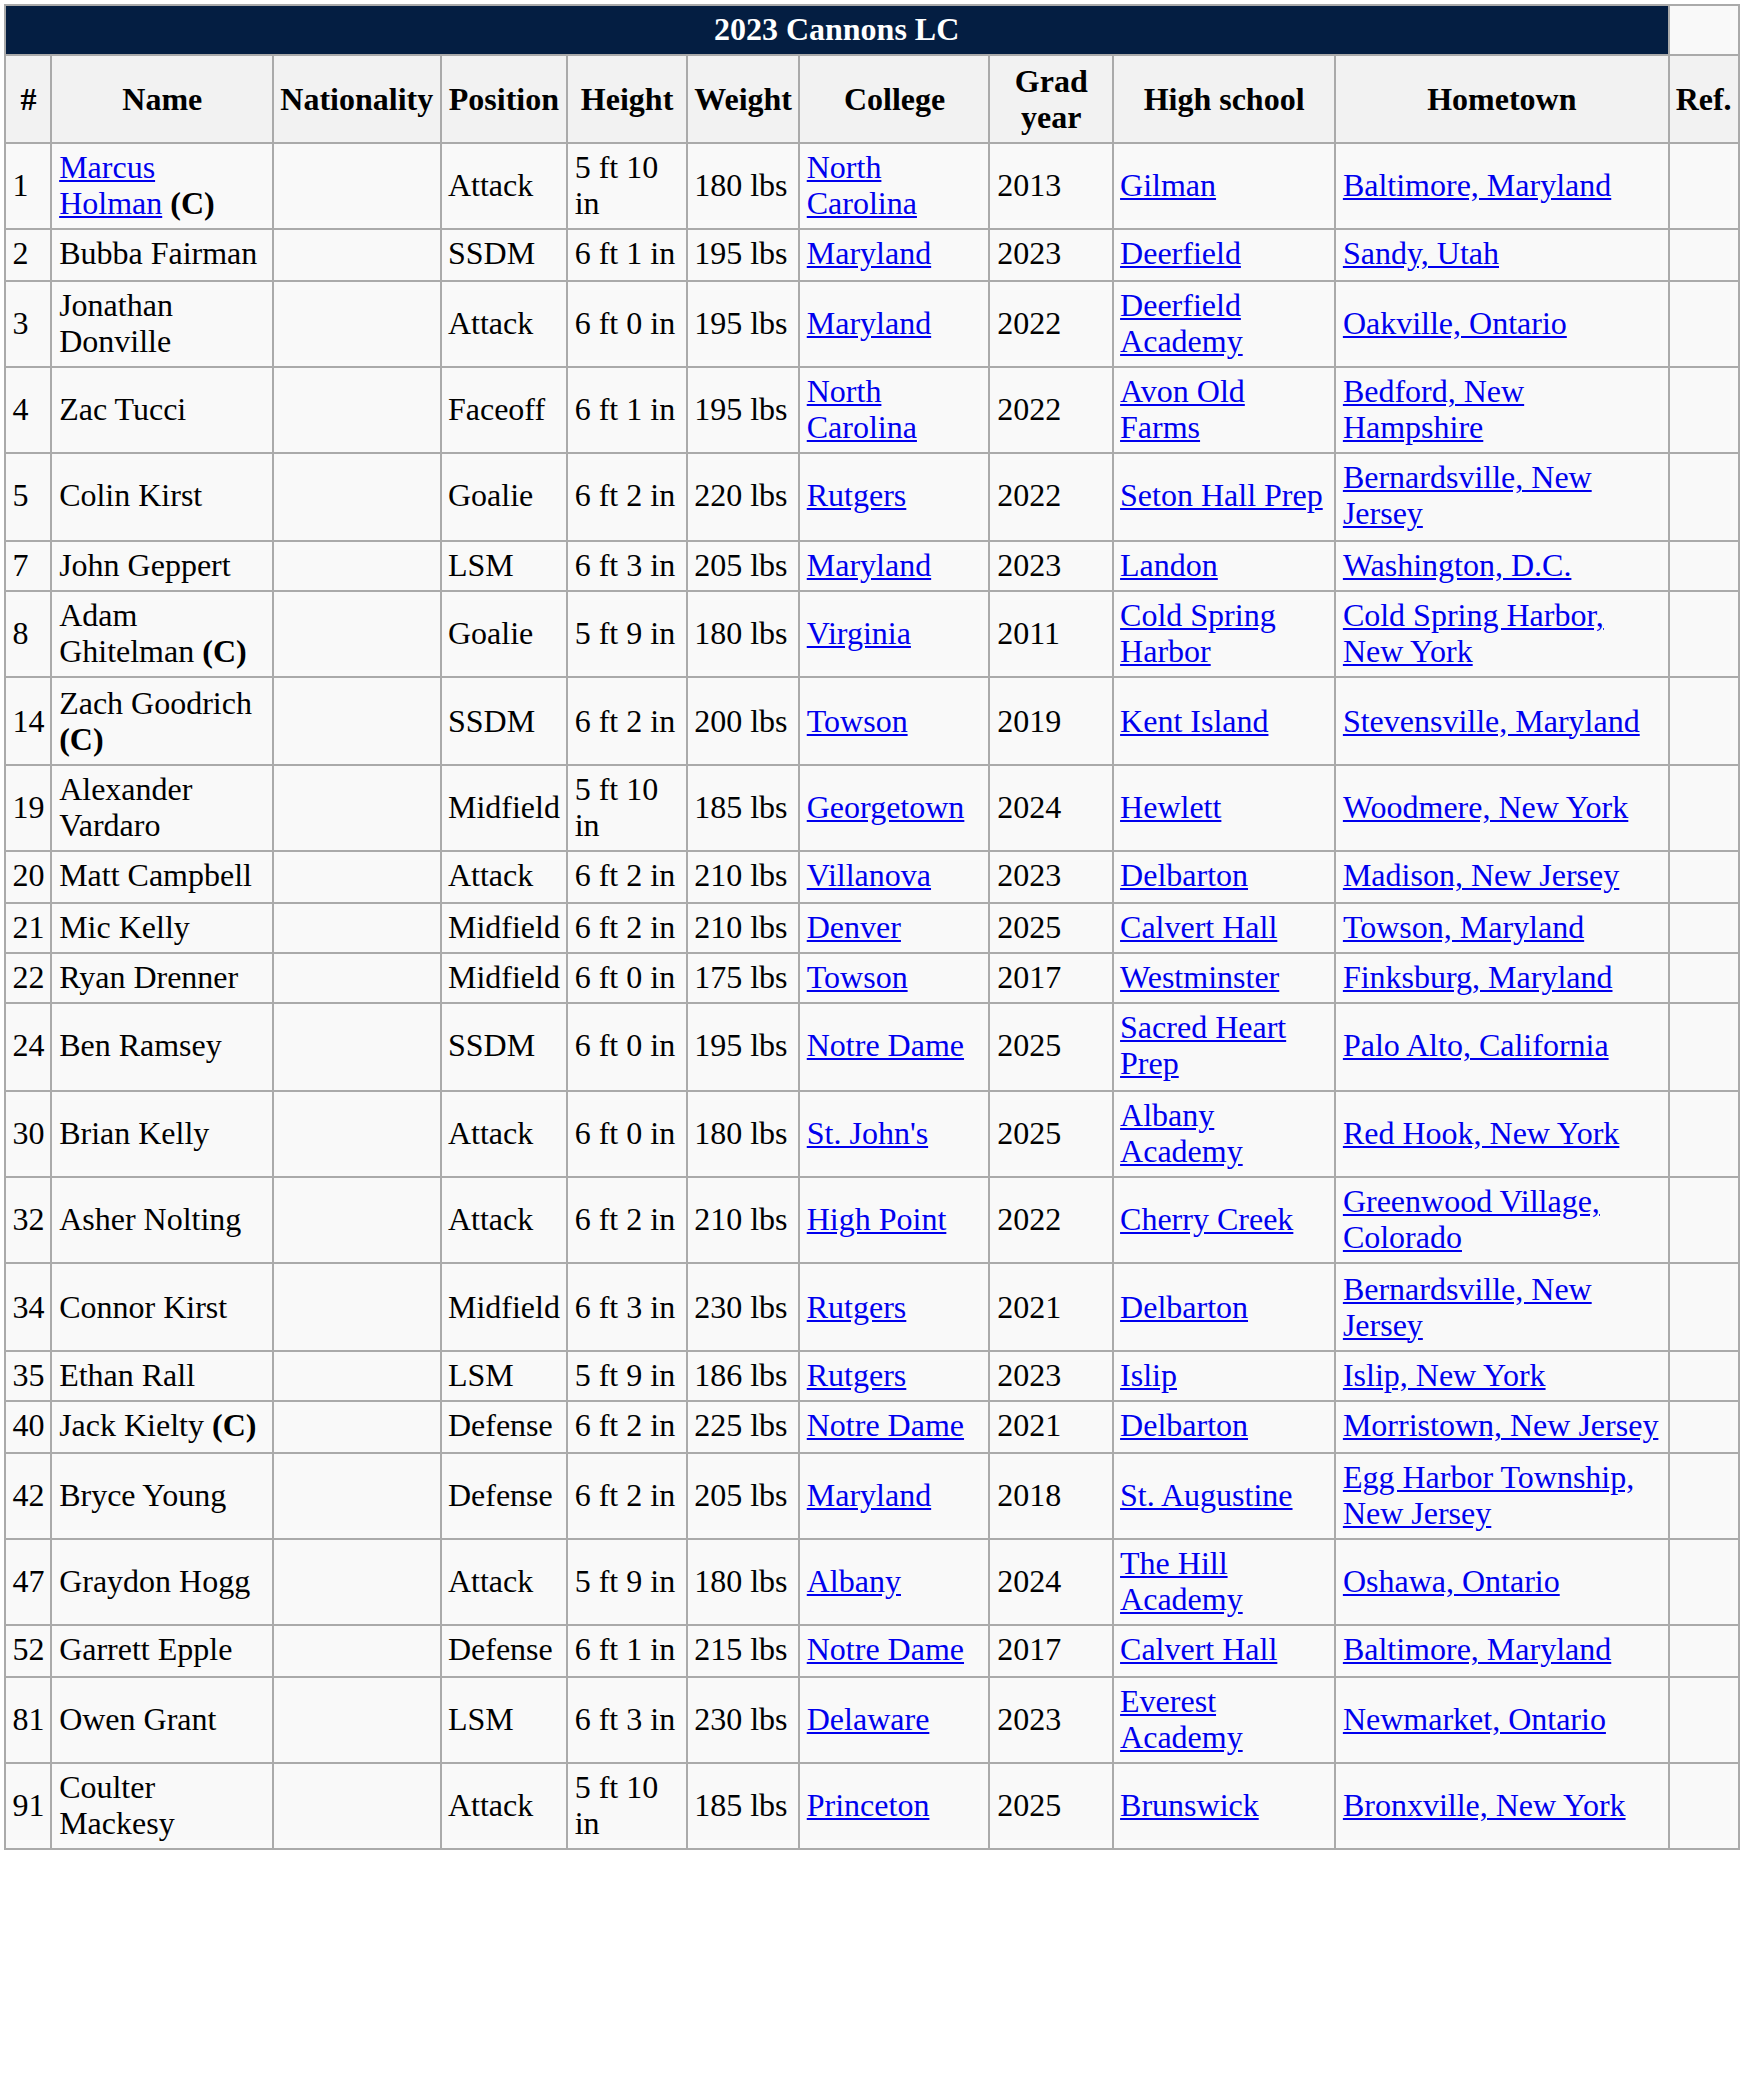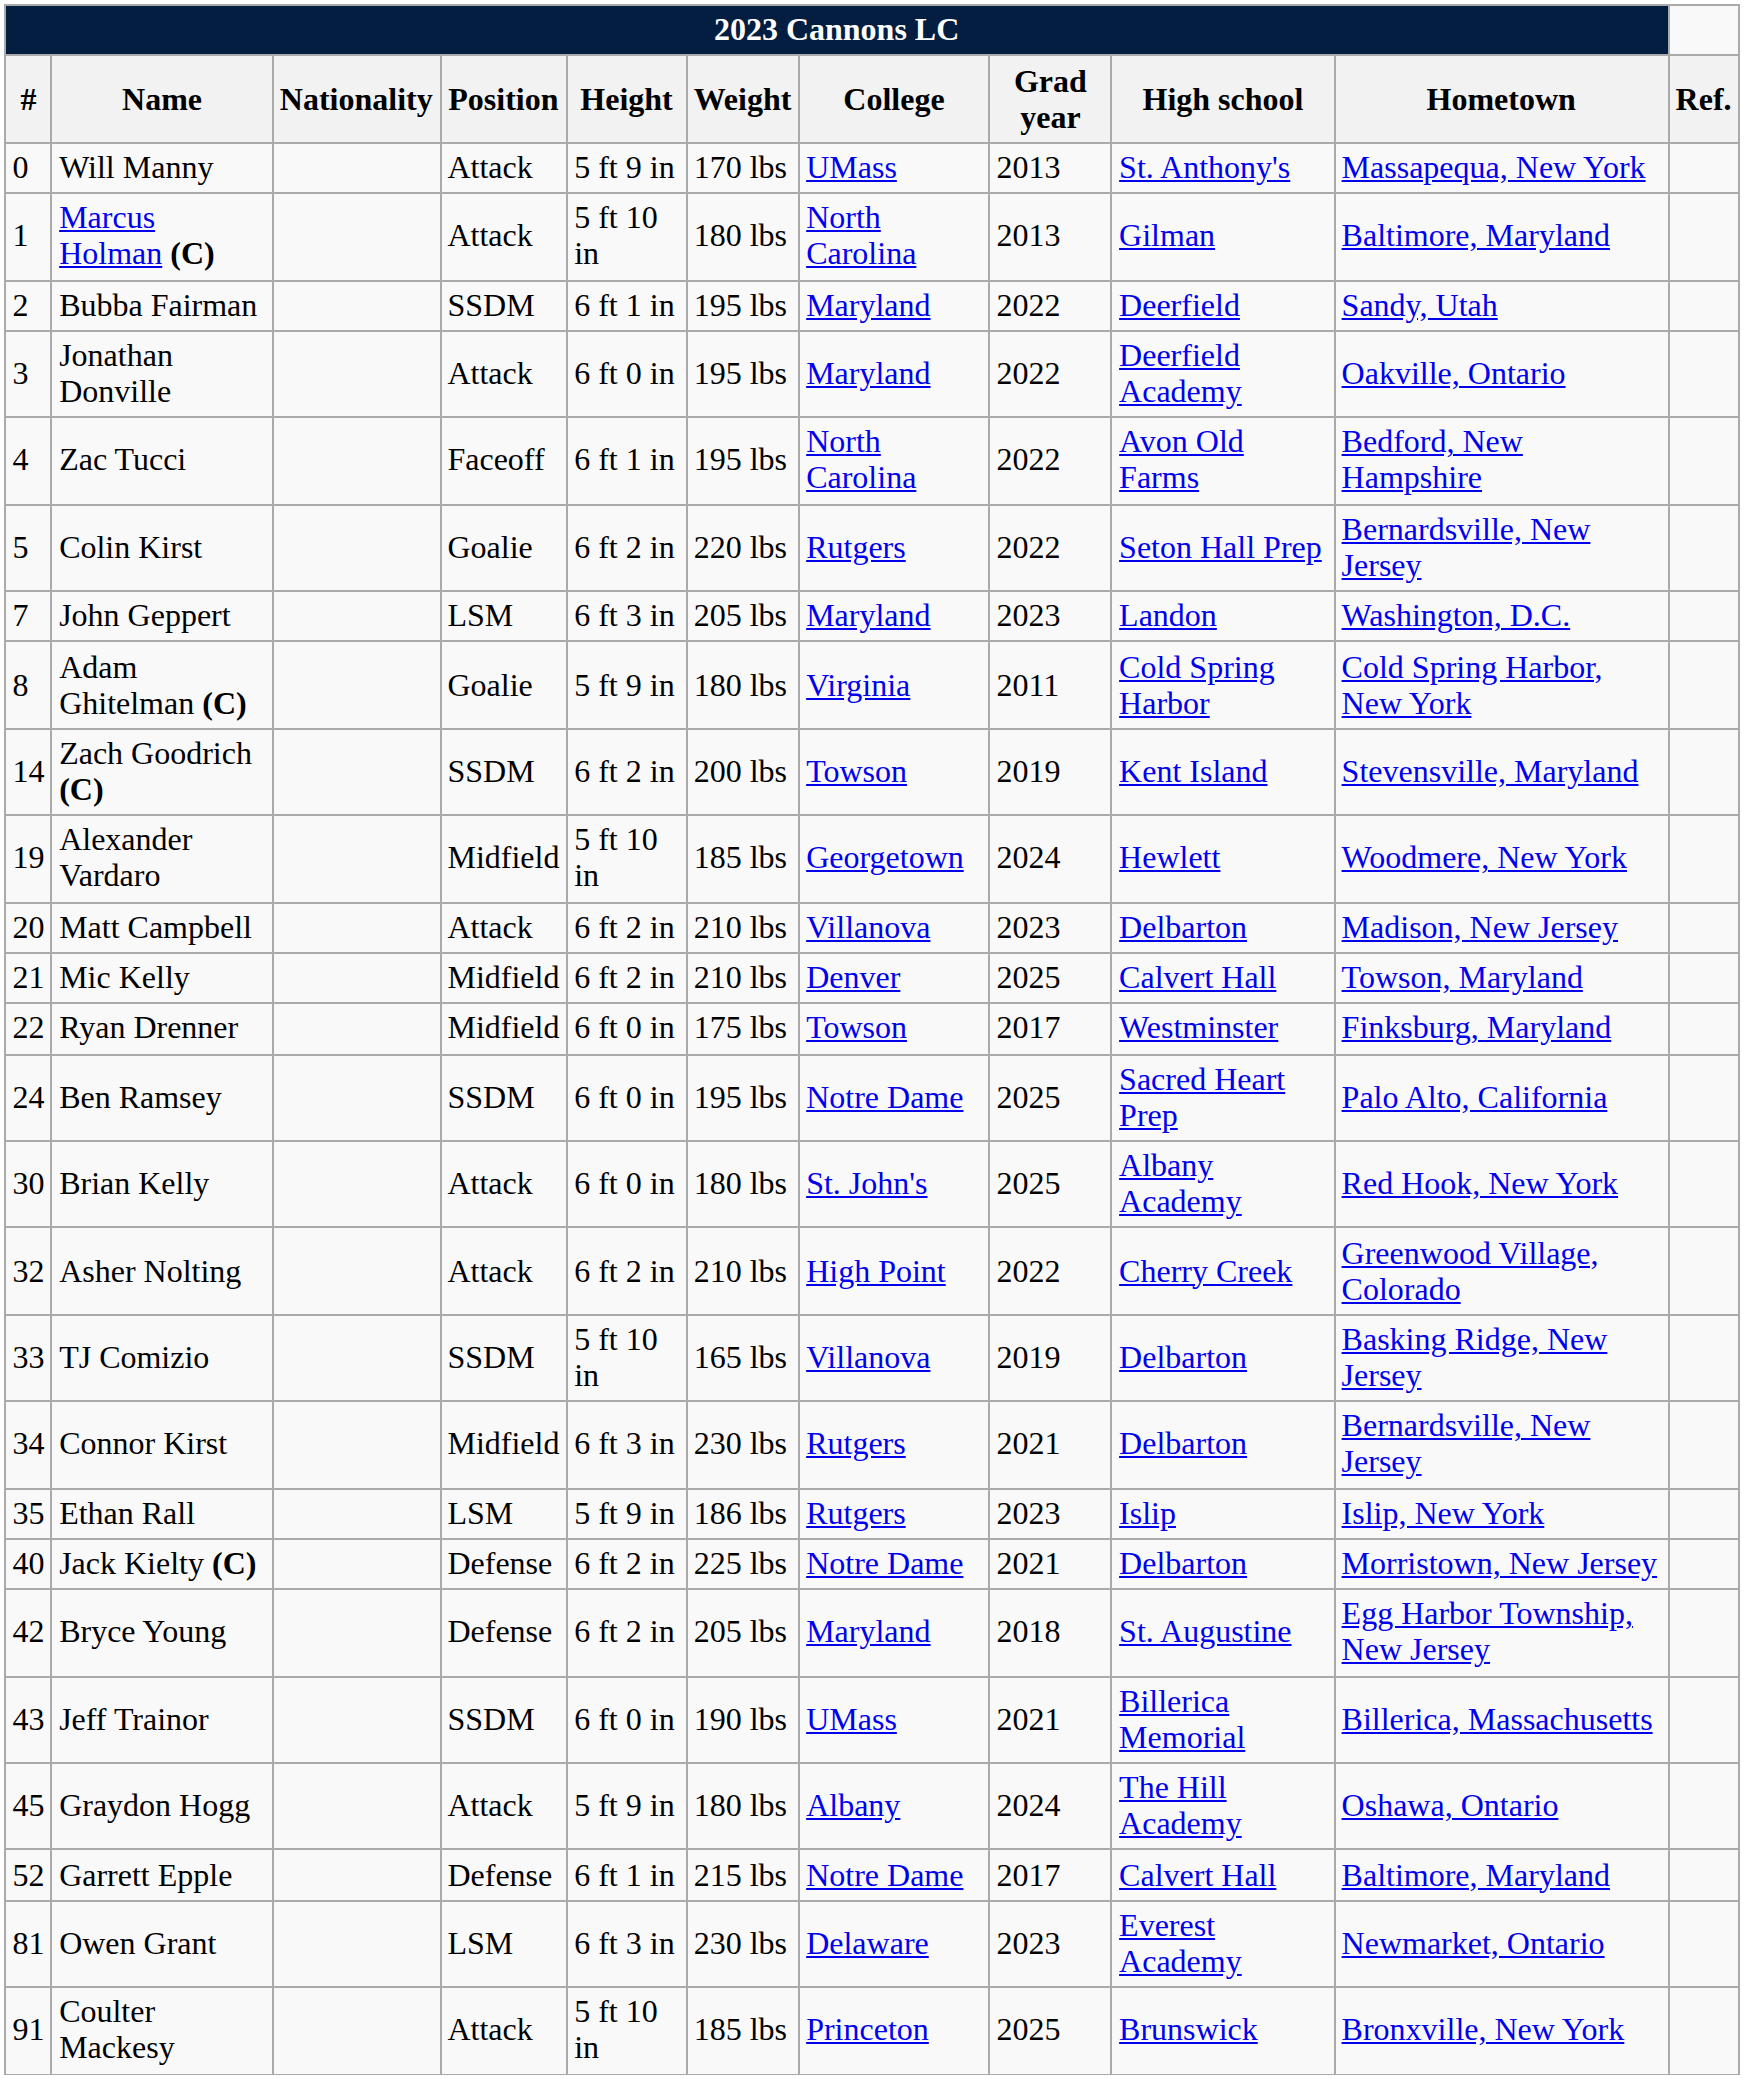+ row: (136, 167)
(1029, 254) 2023 -> (1028, 304) 2022
+ row: (134, 1357)
+ row: (134, 1719)
(28, 1581) 47 -> (28, 1805) 45
